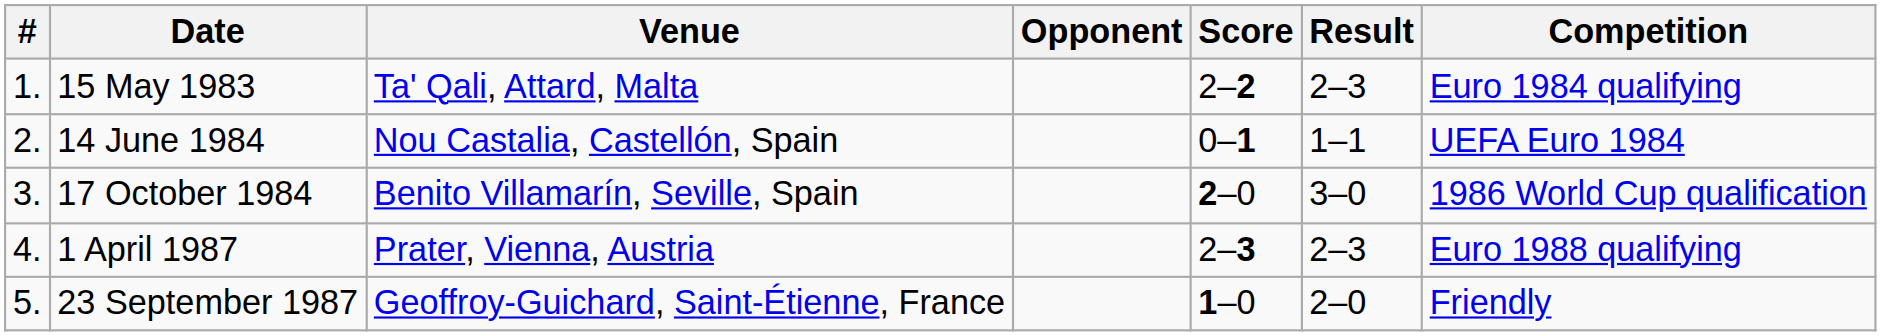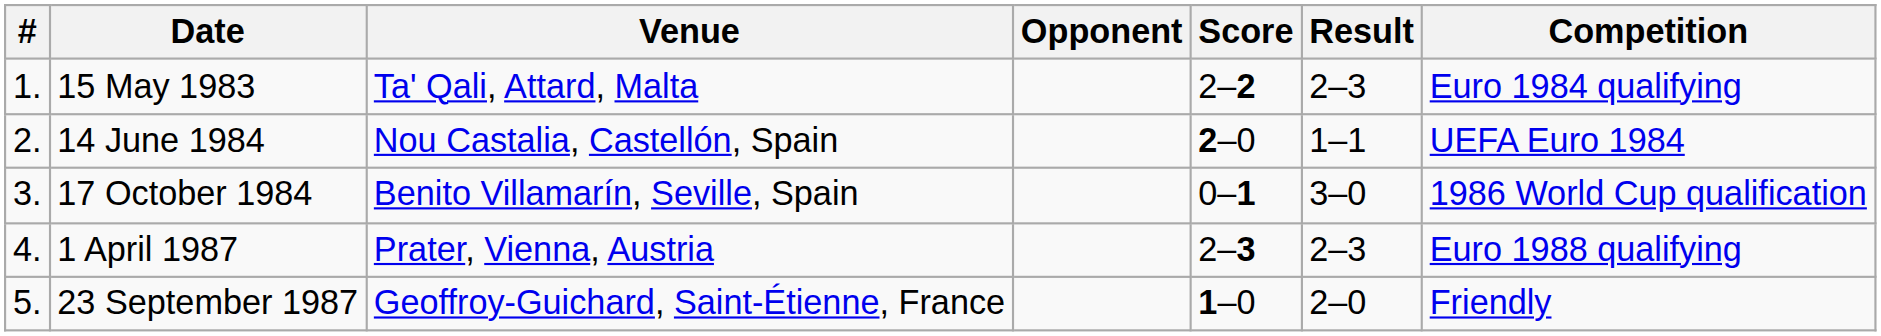(1227, 140) 0–1 -> (1227, 140) 2–0
(1227, 194) 2–0 -> (1227, 194) 0–1
